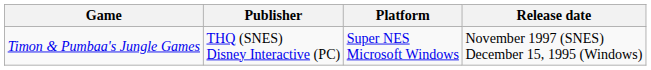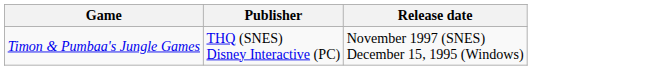- column: (403, 15)
